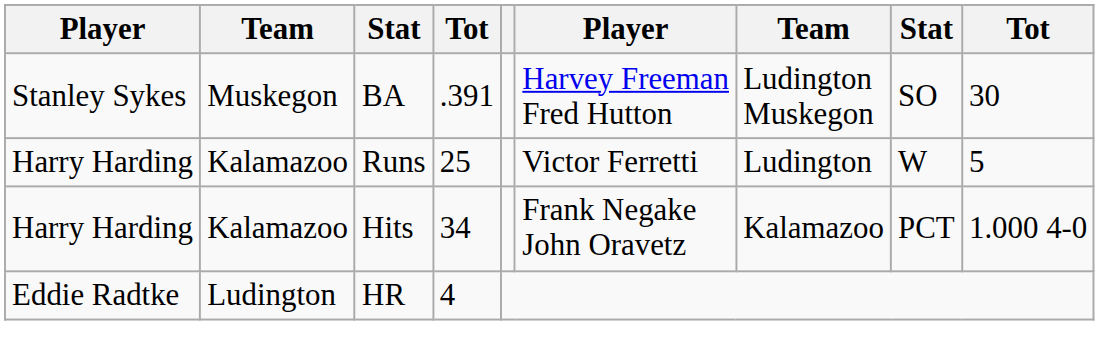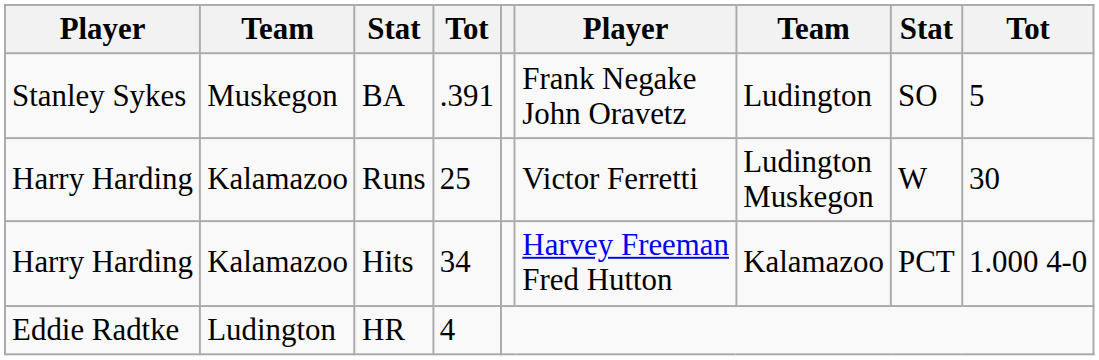(626, 95) Harvey Freeman Fred Hutton -> (609, 95) Frank Negake John Oravetz
(808, 95) Ludington Muskegon -> (808, 95) Ludington
(984, 95) 30 -> (977, 95) 5
(808, 161) Ludington -> (808, 179) Ludington Muskegon
(977, 161) 5 -> (984, 179) 30
(609, 228) Frank Negake John Oravetz -> (626, 262) Harvey Freeman Fred Hutton
